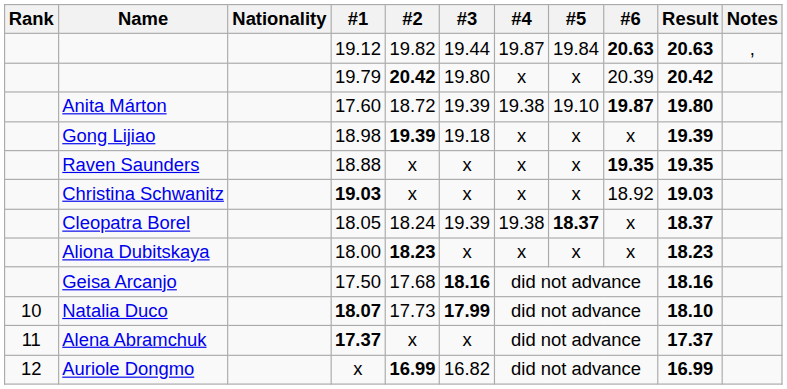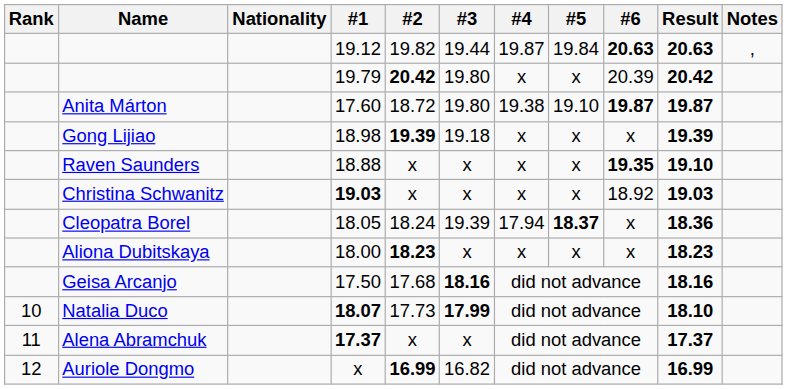(467, 106) 19.39 -> (467, 106) 19.80
(690, 106) 19.80 -> (690, 106) 19.87
(690, 164) 19.35 -> (690, 164) 19.10
(522, 223) 19.38 -> (522, 223) 17.94
(690, 223) 18.37 -> (690, 223) 18.36
